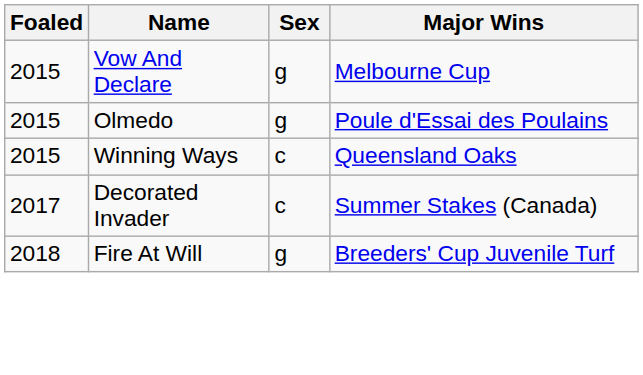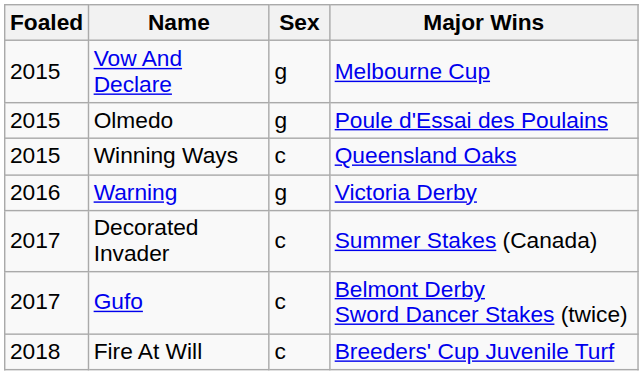+ row: (136, 192)
+ row: (118, 302)
(281, 253) g -> (280, 351) c
